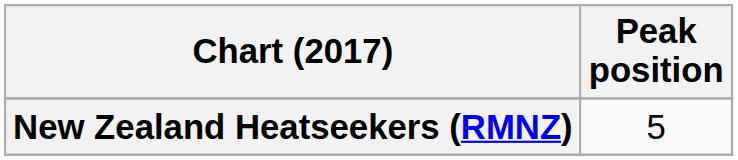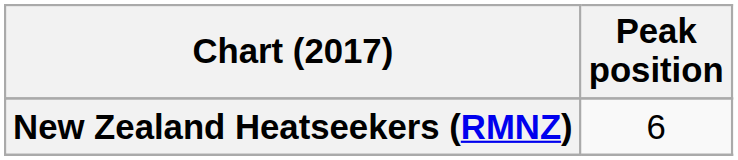(656, 126) 5 -> (656, 126) 6
